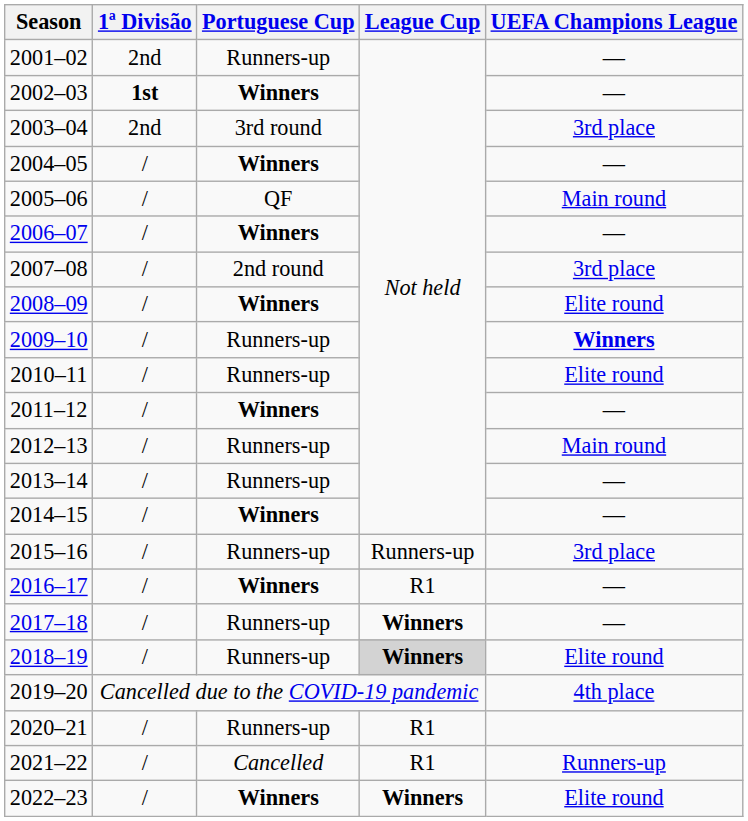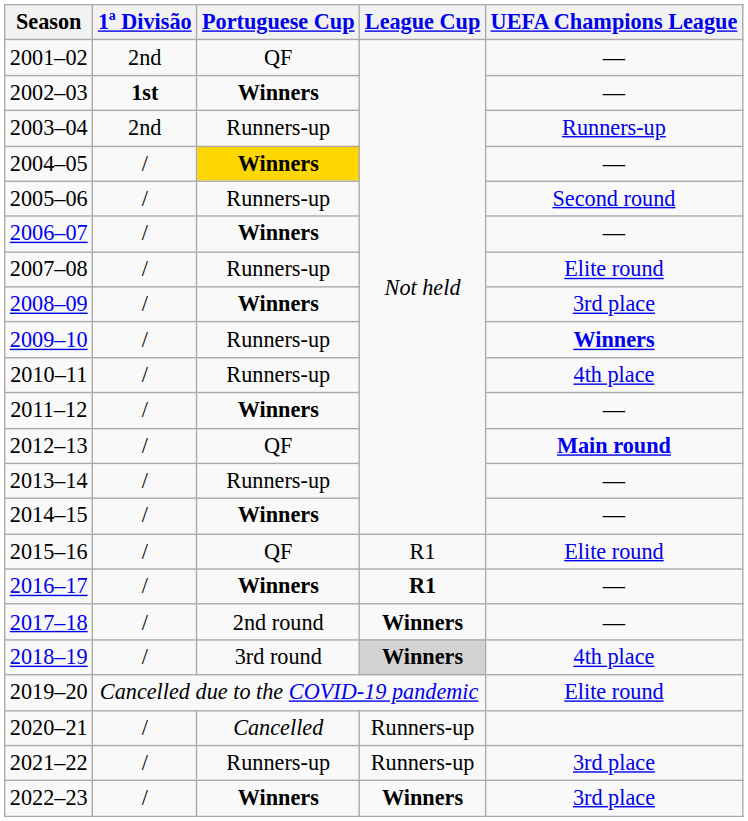(278, 57) Runners-up -> (278, 57) QF
(278, 127) 3rd round -> (278, 127) Runners-up
(614, 127) 3rd place -> (614, 127) Runners-up
(278, 163) no background -> (278, 163) gold background
(278, 198) QF -> (278, 198) Runners-up
(614, 198) Main round -> (614, 198) Second round
(278, 269) 2nd round -> (278, 269) Runners-up
(614, 269) 3rd place -> (614, 269) Elite round
(614, 304) Elite round -> (614, 304) 3rd place
(614, 374) Elite round -> (614, 374) 4th place
(278, 445) Runners-up -> (278, 445) QF
(614, 445) normal -> (614, 445) bold
(278, 551) Runners-up -> (278, 551) QF
(423, 551) Runners-up -> (423, 551) R1
(614, 551) 3rd place -> (614, 551) Elite round
(423, 586) normal -> (423, 586) bold
(278, 621) Runners-up -> (278, 621) 2nd round
(278, 657) Runners-up -> (278, 657) 3rd round
(614, 657) Elite round -> (614, 657) 4th place
(614, 692) 4th place -> (614, 692) Elite round
(278, 727) Runners-up -> (278, 727) Cancelled
(423, 727) R1 -> (423, 727) Runners-up
(278, 762) Cancelled -> (278, 762) Runners-up
(423, 762) R1 -> (423, 762) Runners-up
(614, 762) Runners-up -> (614, 762) 3rd place
(614, 798) Elite round -> (614, 798) 3rd place
